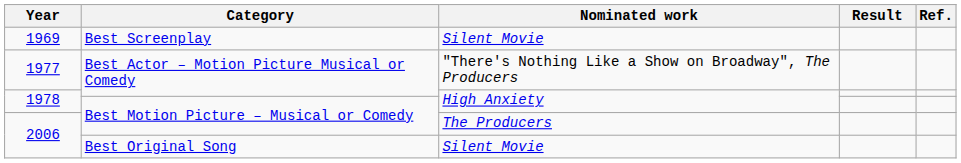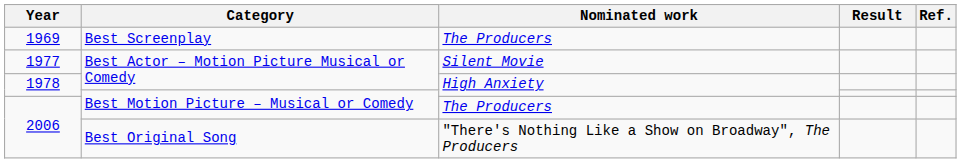(493, 39) Silent Movie -> (497, 39) The Producers
(636, 70) "There's Nothing Like a Show on Broadway", The Producers -> (493, 62) Silent Movie
(493, 147) Silent Movie -> (636, 138) "There's Nothing Like a Show on Broadway", The Producers
